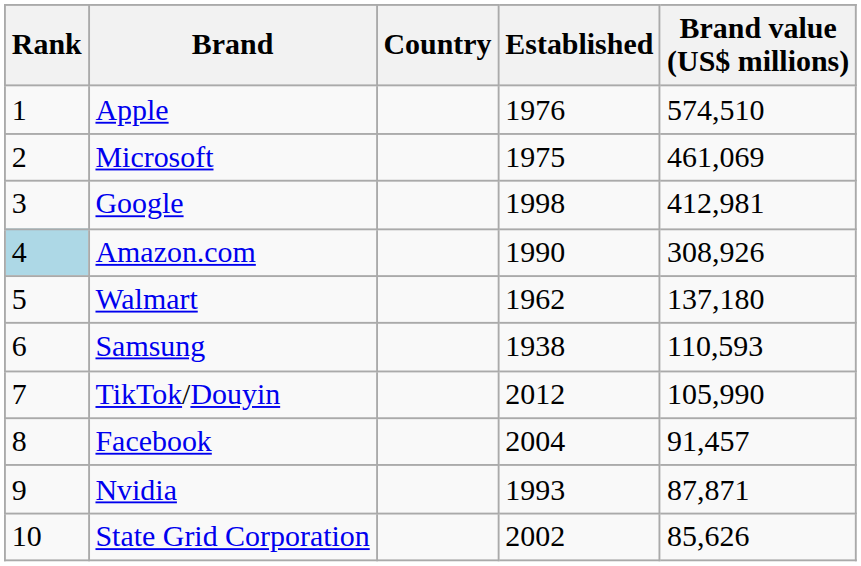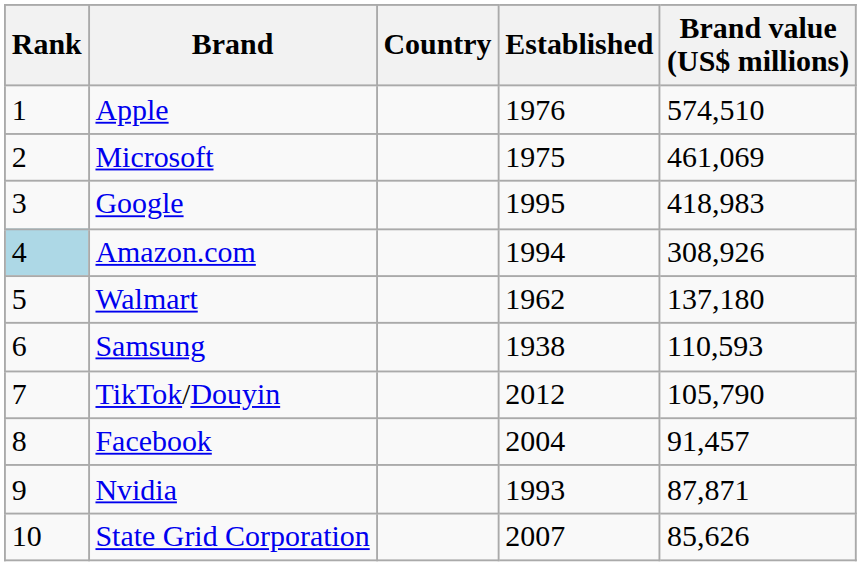(535, 204) 1998 -> (535, 204) 1995
(716, 204) 412,981 -> (716, 204) 418,983
(535, 251) 1990 -> (535, 251) 1994
(716, 394) 105,990 -> (716, 394) 105,790
(535, 536) 2002 -> (535, 536) 2007
